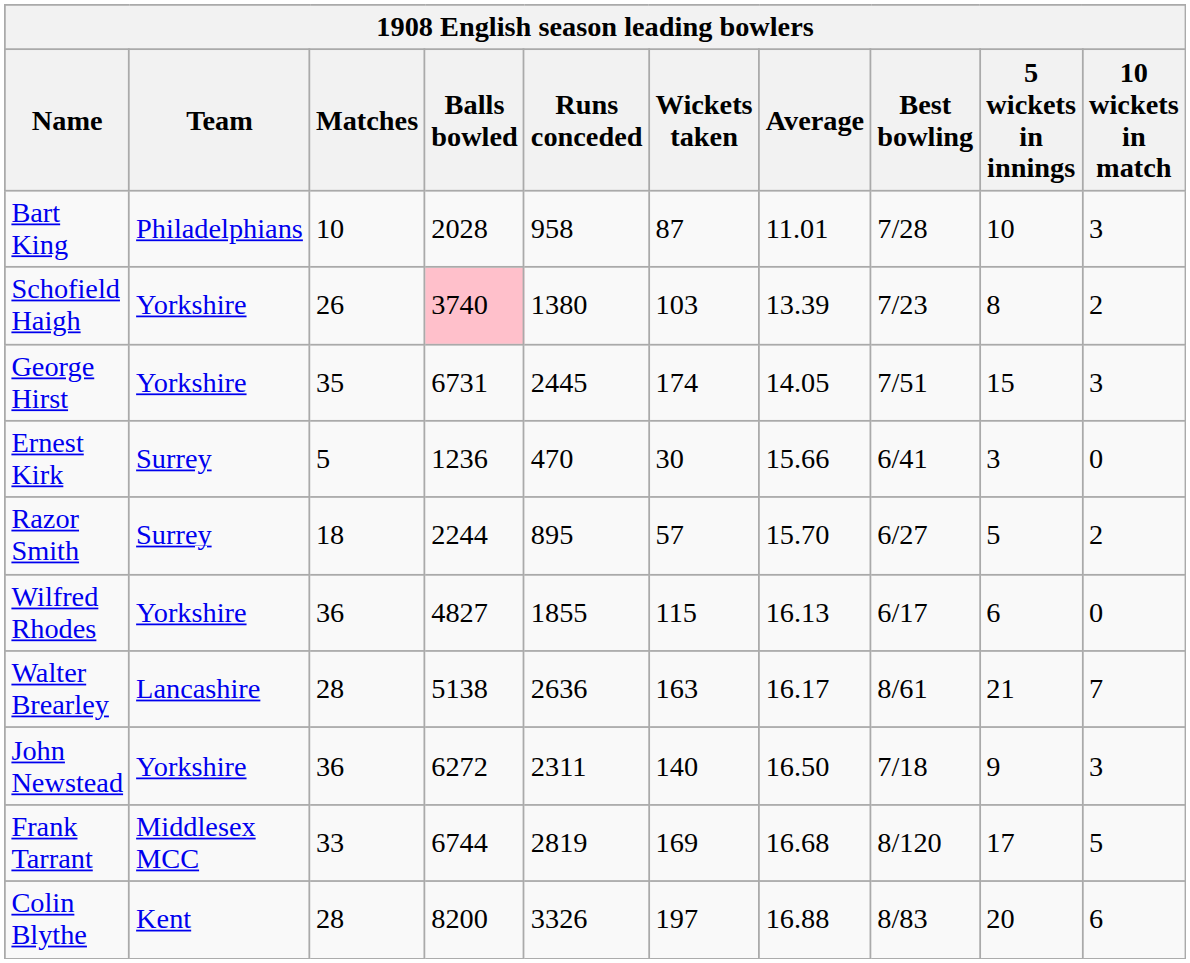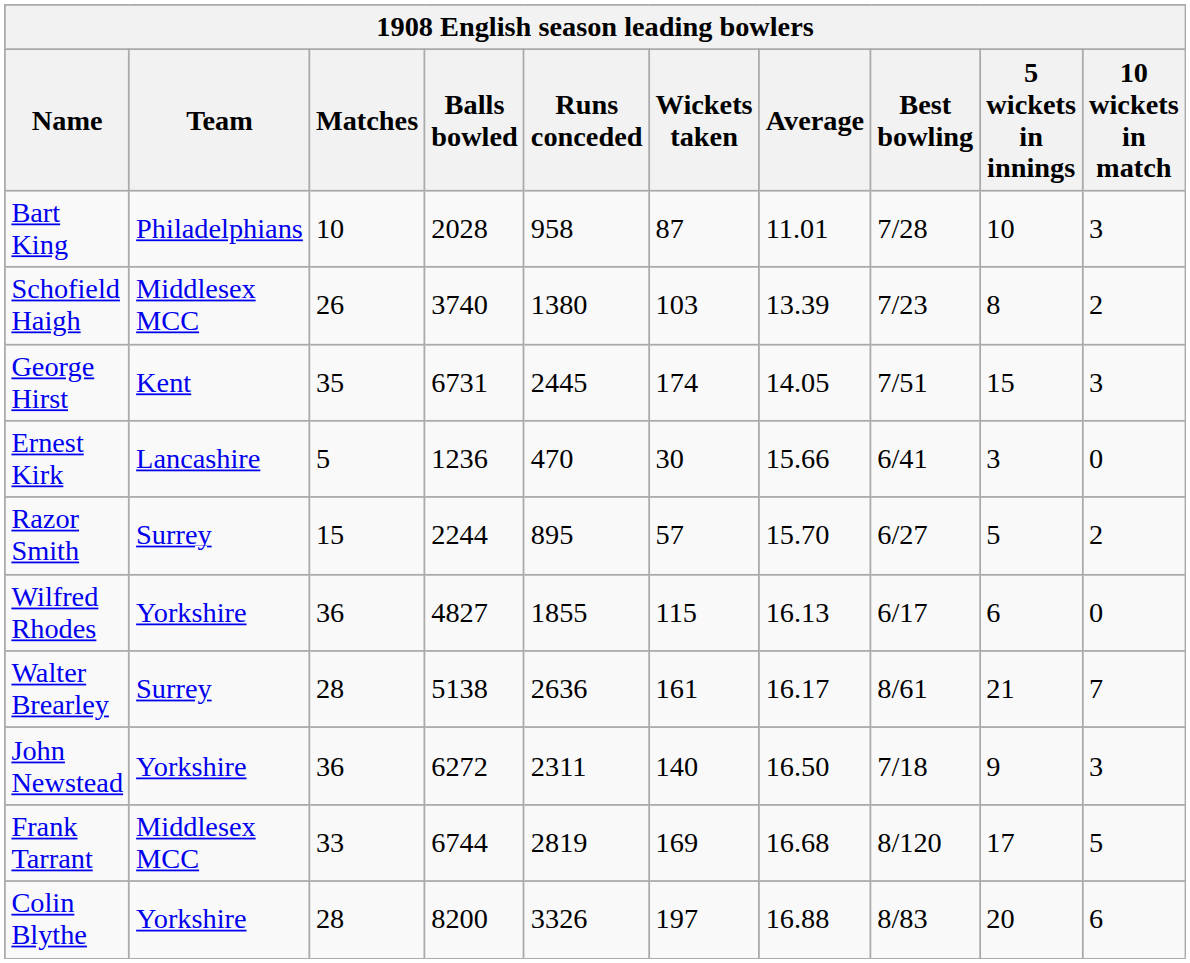(191, 305) Yorkshire -> (196, 305) Middlesex MCC
(460, 305) pink background -> (460, 305) no background
(191, 381) Yorkshire -> (164, 381) Kent
(174, 458) Surrey -> (198, 458) Lancashire
(330, 535) 18 -> (330, 535) 15
(198, 688) Lancashire -> (174, 688) Surrey
(677, 688) 163 -> (677, 688) 161
(164, 919) Kent -> (191, 919) Yorkshire
